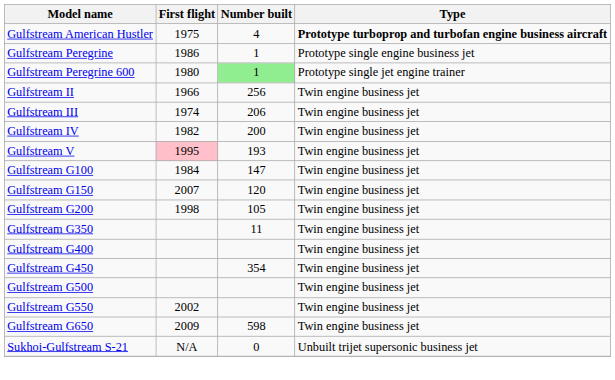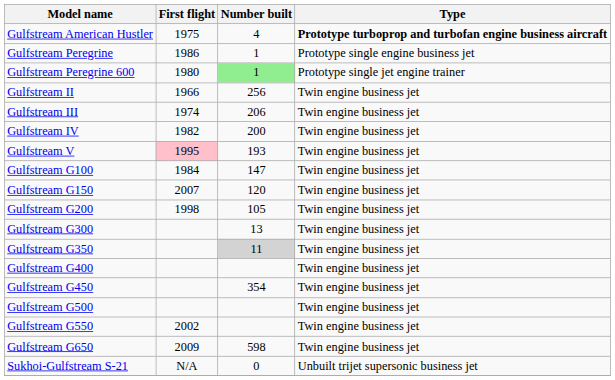+ row: (50, 229)
(256, 229) no background -> (256, 248) lightgrey background
